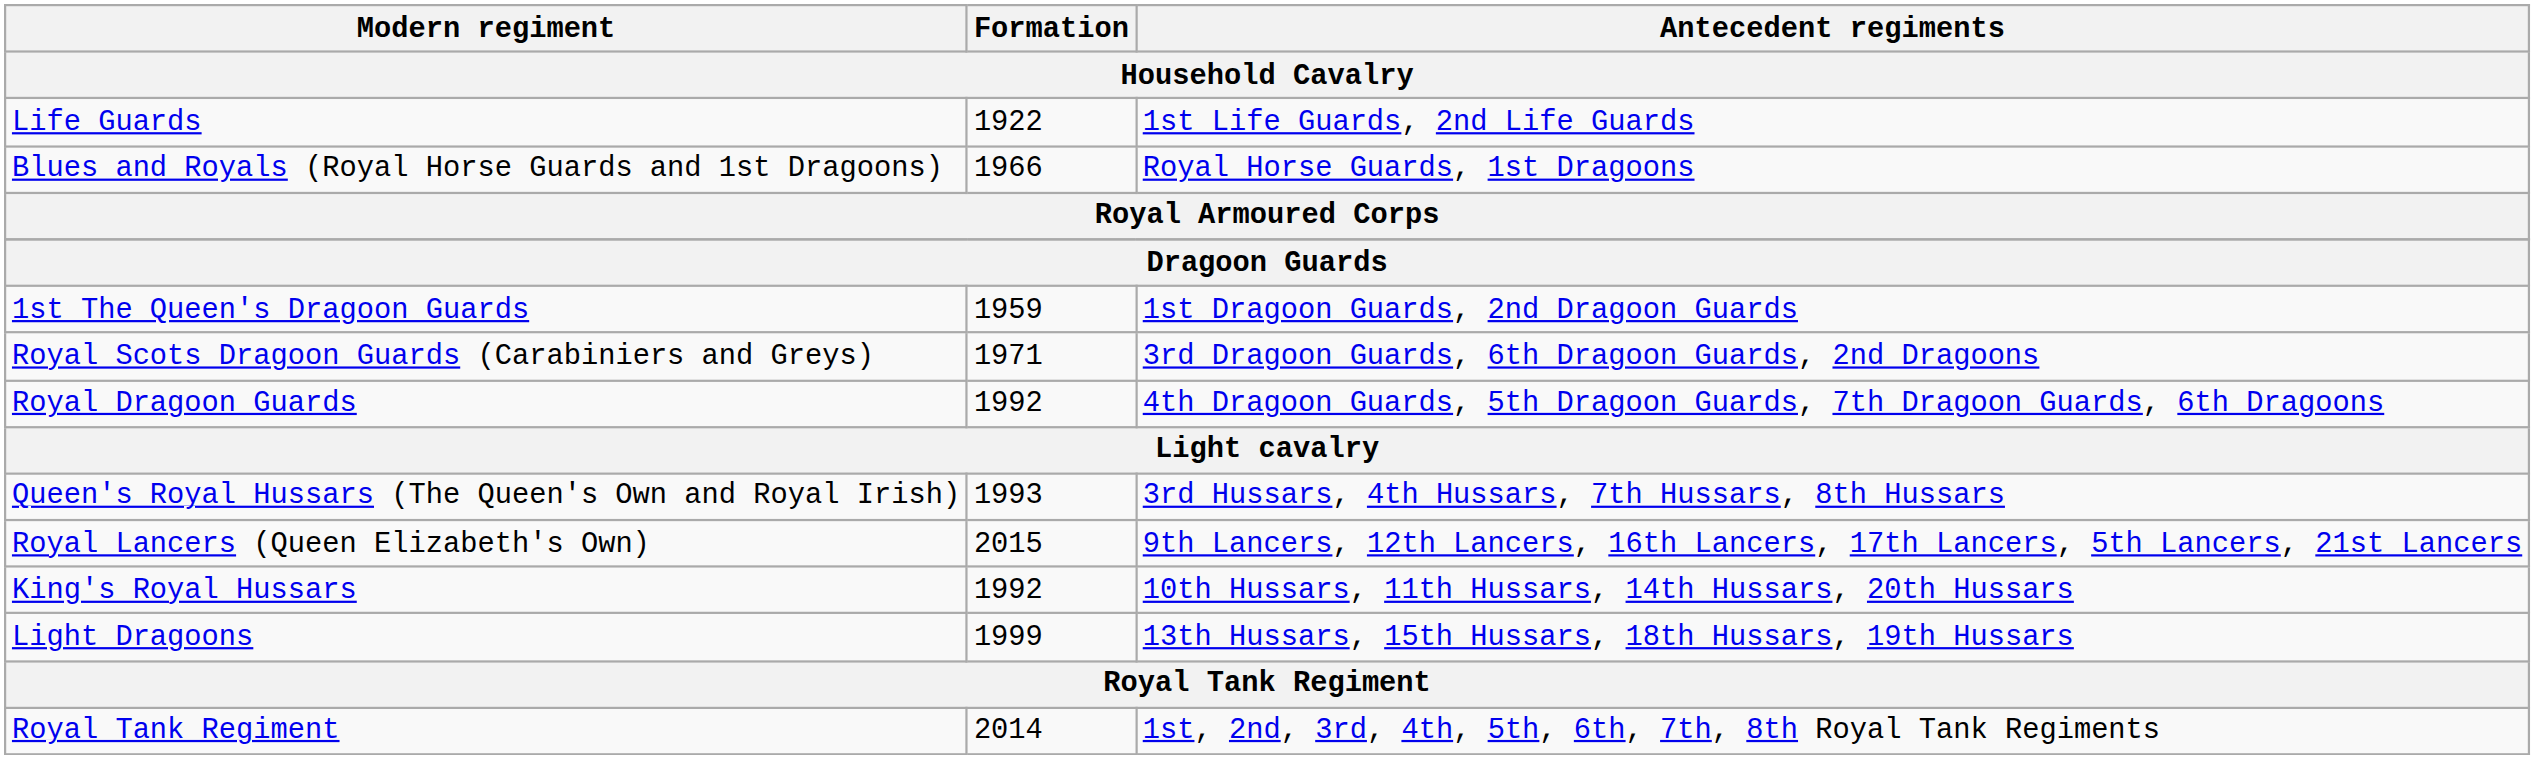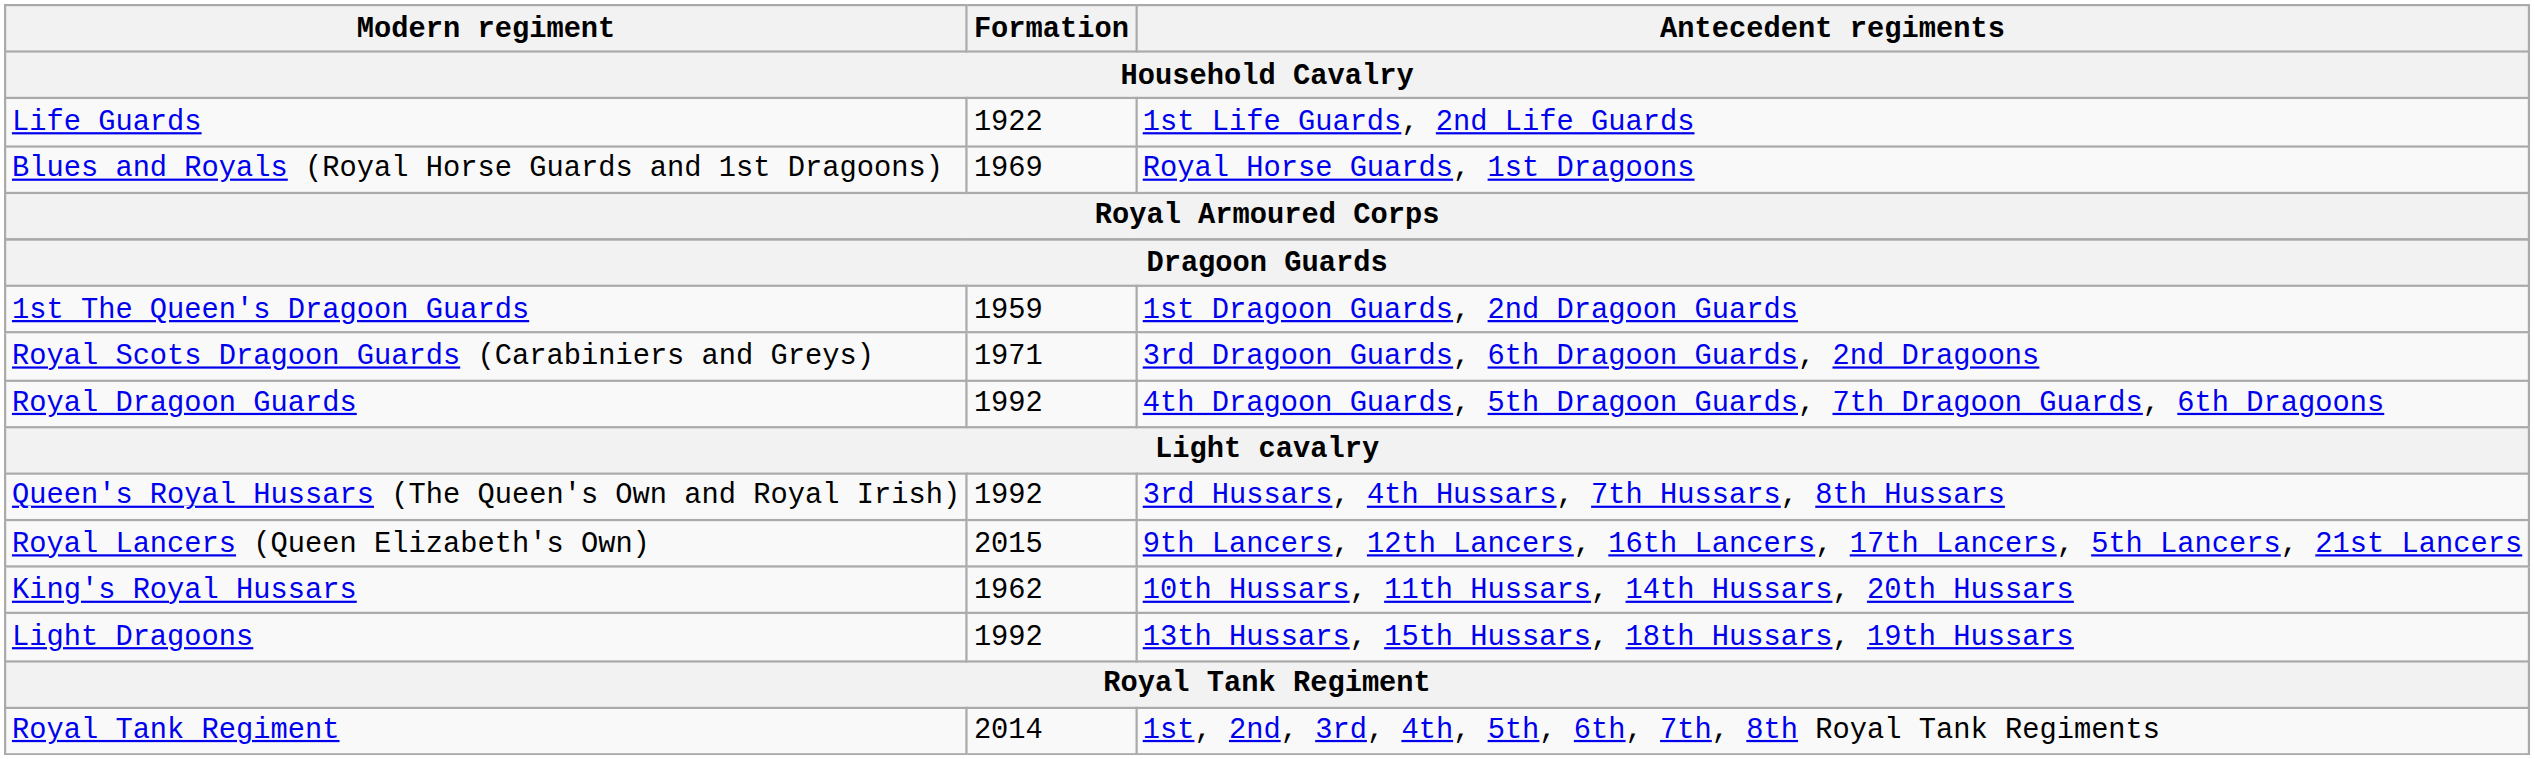(1008, 169) 1966 -> (1008, 169) 1969
(1008, 497) 1993 -> (1008, 497) 1992
(1008, 590) 1992 -> (1008, 590) 1962
(1008, 637) 1999 -> (1008, 637) 1992
